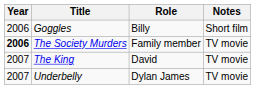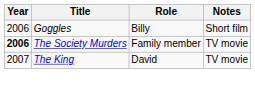- row: (58, 76)
